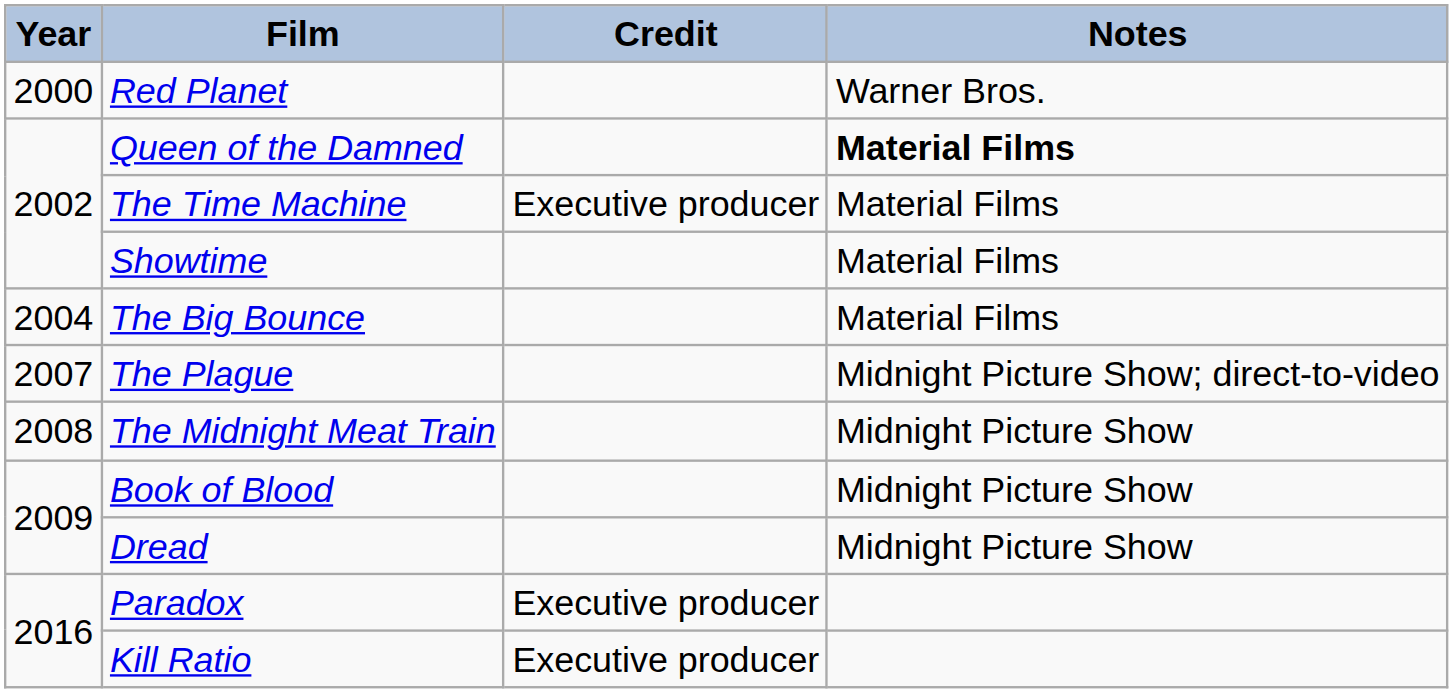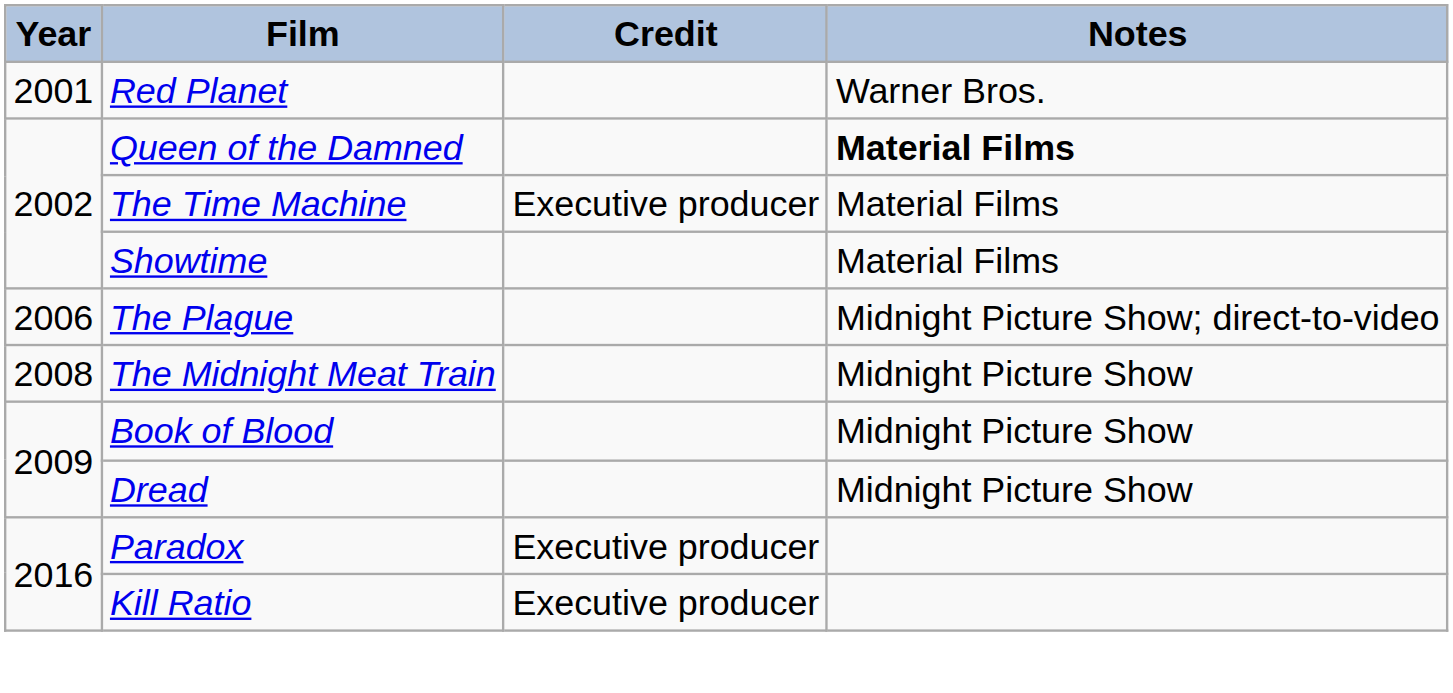(53, 91) 2000 -> (53, 91) 2001
- row: (237, 318)
(53, 374) 2007 -> (53, 318) 2006
